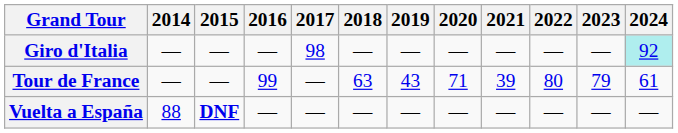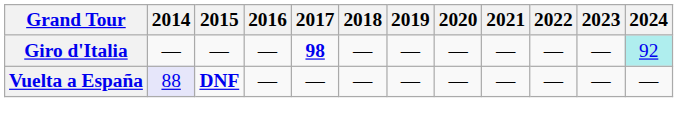(315, 50) normal -> (315, 50) bold
- row: (76, 81)
(171, 111) no background -> (171, 81) lavender background
